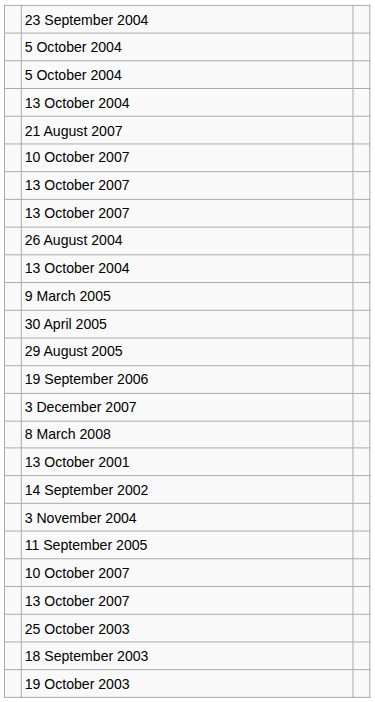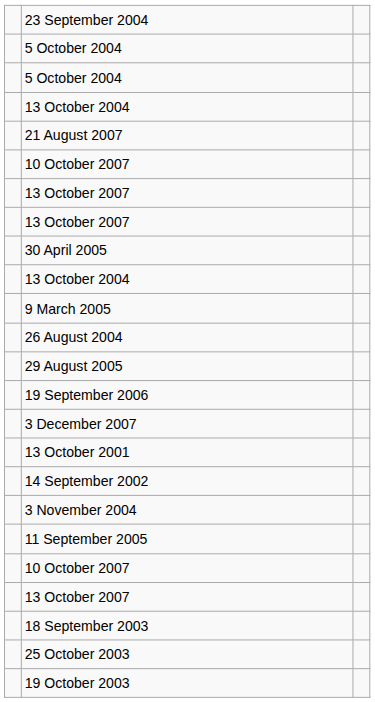rows swapped: (13, 241) <-> (13, 324)
- row: (13, 435)
rows swapped: (13, 656) <-> (13, 628)
